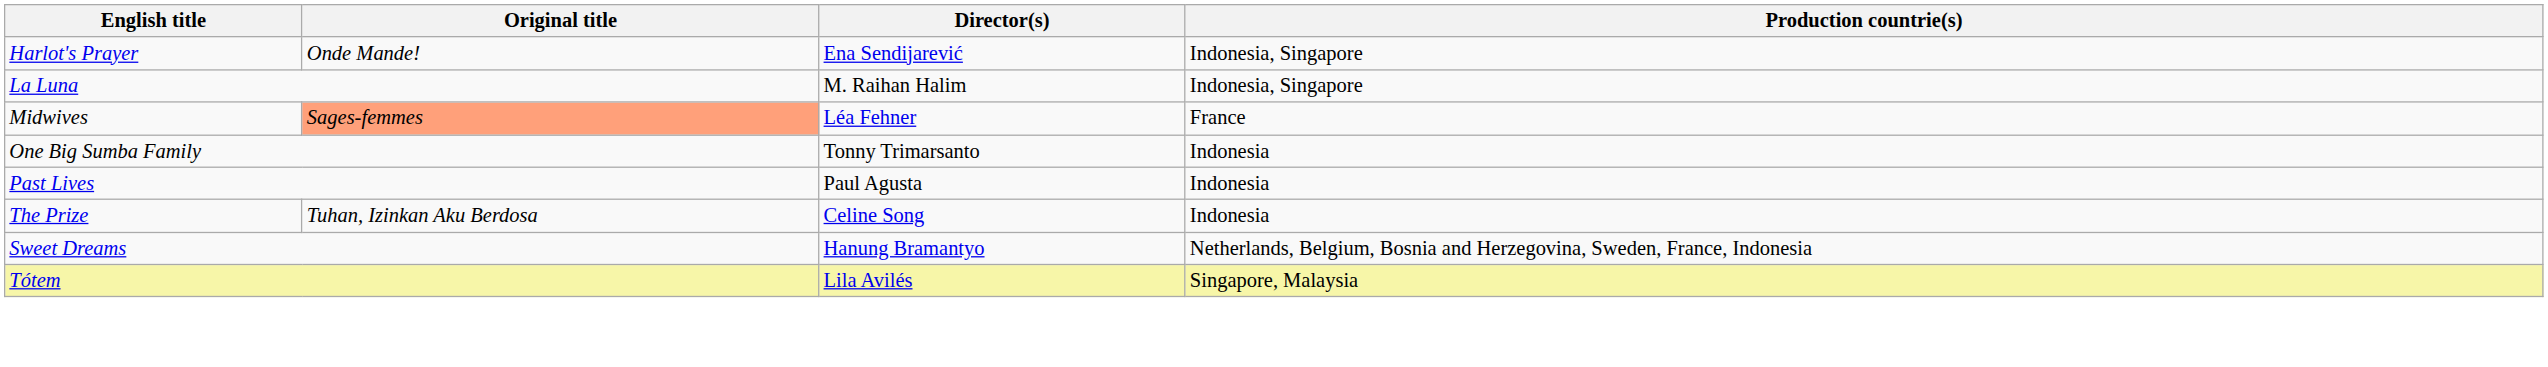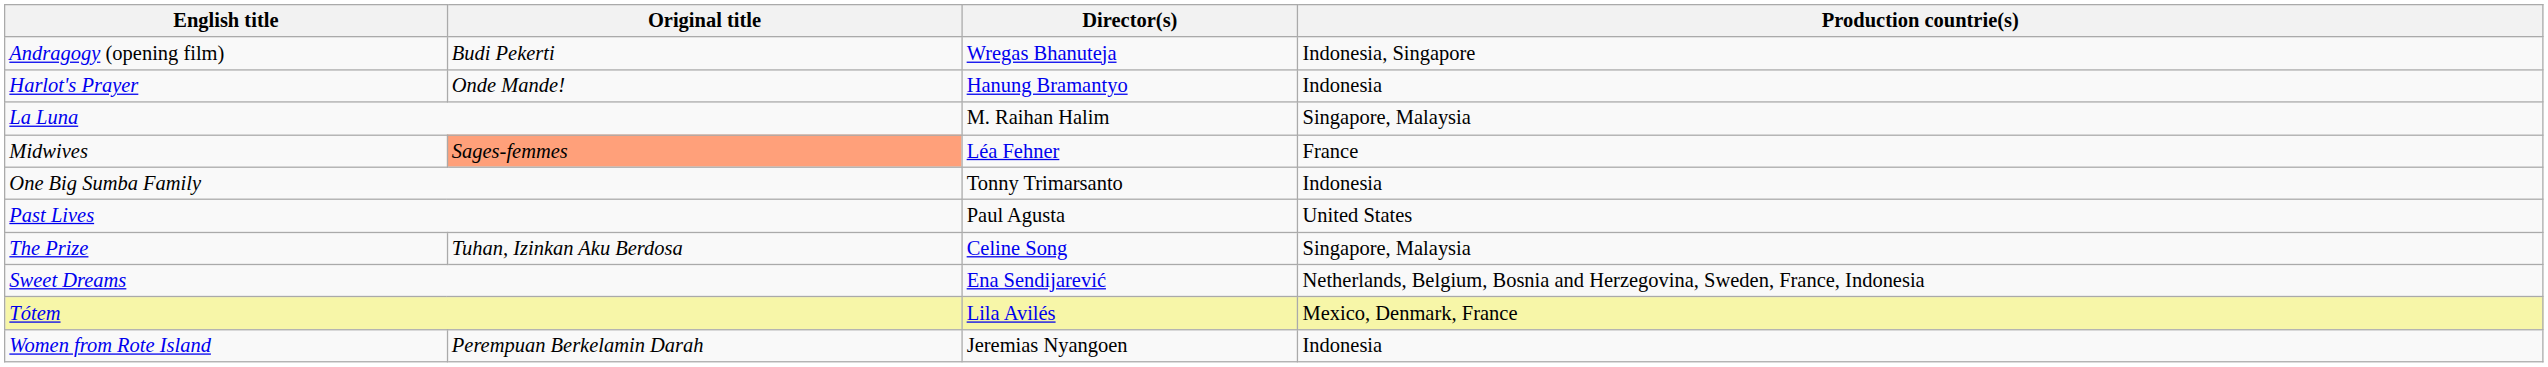+ row: (117, 53)
(893, 53) Ena Sendijarević -> (1047, 85) Hanung Bramantyo
(1276, 53) Indonesia, Singapore -> (1342, 85) Indonesia
(1276, 85) Indonesia, Singapore -> (1387, 118) Singapore, Malaysia
(1230, 183) Indonesia -> (1357, 215) United States
(1230, 215) Indonesia -> (1387, 248) Singapore, Malaysia
(904, 248) Hanung Bramantyo -> (1036, 280) Ena Sendijarević
(1274, 280) Singapore, Malaysia -> (1410, 313) Mexico, Denmark, France
+ row: (110, 345)
